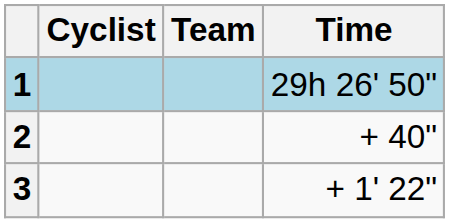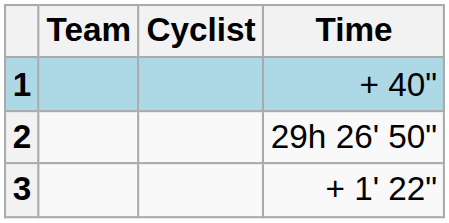columns swapped: (101, 30) <-> (213, 30)
(354, 83) 29h 26' 50" -> (398, 83) + 40"
(398, 136) + 40" -> (354, 136) 29h 26' 50"
